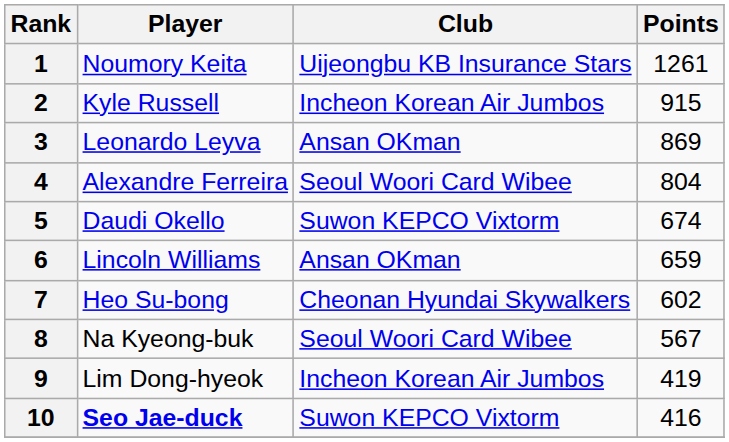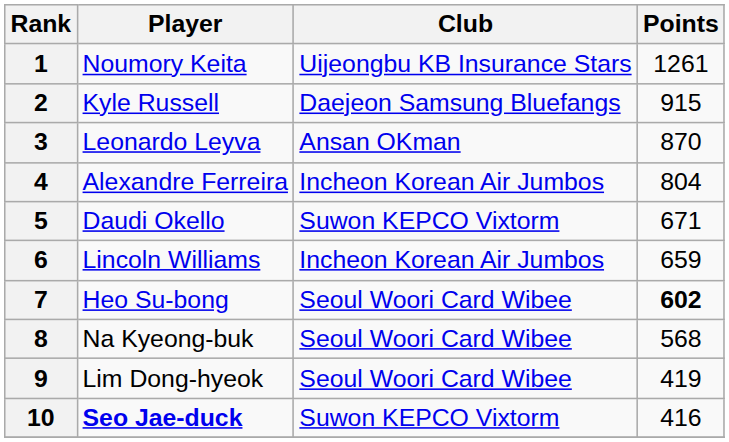(452, 102) Incheon Korean Air Jumbos -> (460, 102) Daejeon Samsung Bluefangs
(681, 142) 869 -> (681, 142) 870
(436, 181) Seoul Woori Card Wibee -> (452, 181) Incheon Korean Air Jumbos
(681, 220) 674 -> (681, 220) 671
(380, 260) Ansan OKman -> (452, 260) Incheon Korean Air Jumbos
(465, 299) Cheonan Hyundai Skywalkers -> (436, 299) Seoul Woori Card Wibee
(681, 299) normal -> (681, 299) bold
(681, 338) 567 -> (681, 338) 568
(452, 378) Incheon Korean Air Jumbos -> (436, 378) Seoul Woori Card Wibee
